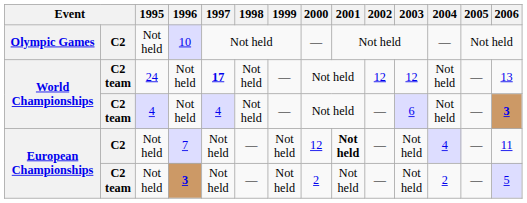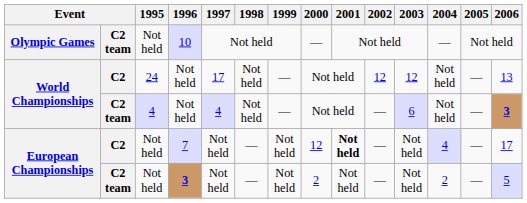(118, 42) C2 -> (118, 42) C2 team
(118, 77) C2 team -> (118, 77) C2
(218, 77) bold -> (218, 77) normal
(507, 146) 11 -> (507, 146) 17
